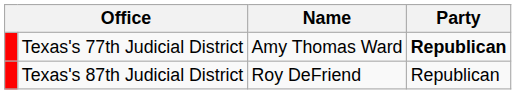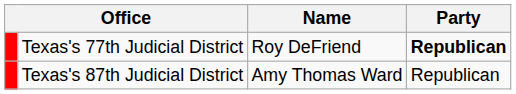(327, 46) Amy Thomas Ward -> (306, 46) Roy DeFriend
(306, 74) Roy DeFriend -> (327, 74) Amy Thomas Ward
